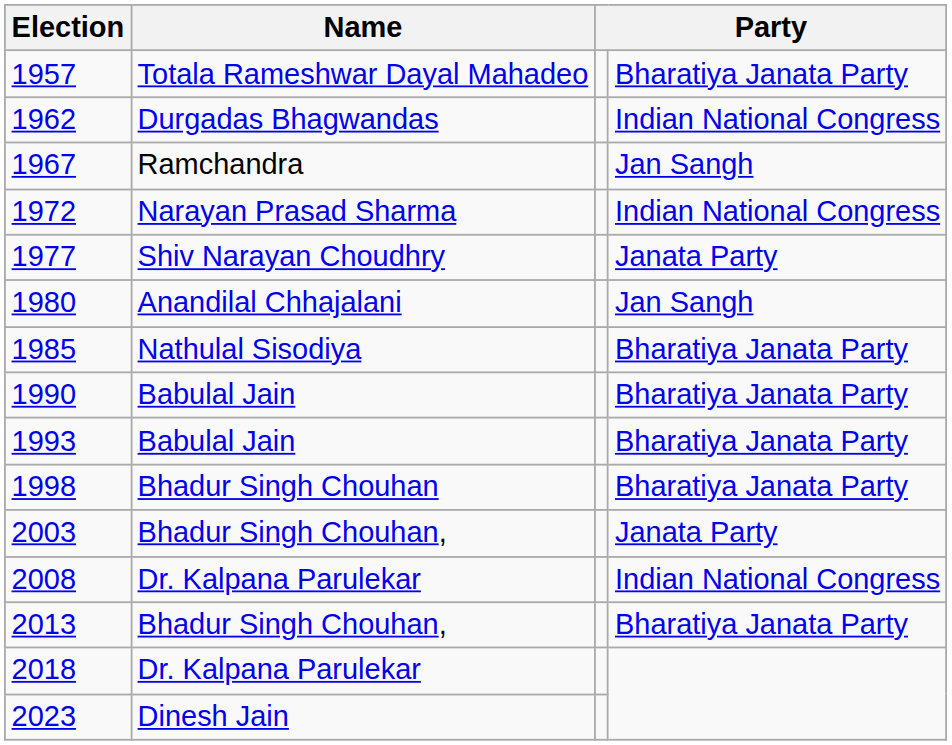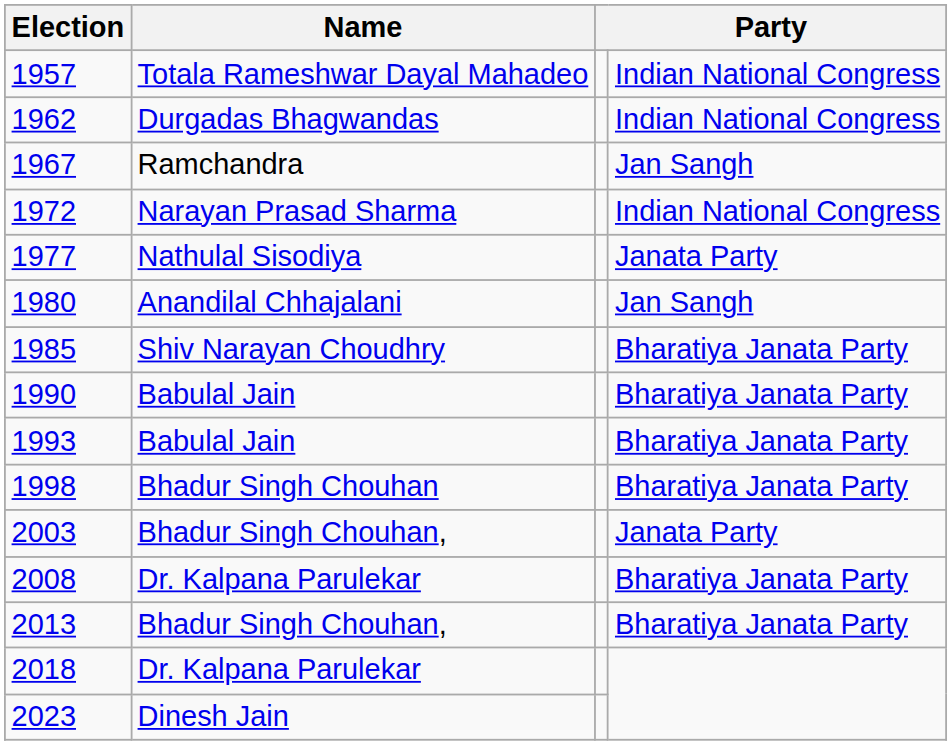(761, 73) Bharatiya Janata Party -> (778, 73) Indian National Congress
(291, 257) Shiv Narayan Choudhry -> (249, 257) Nathulal Sisodiya
(249, 348) Nathulal Sisodiya -> (291, 348) Shiv Narayan Choudhry
(778, 578) Indian National Congress -> (761, 578) Bharatiya Janata Party
